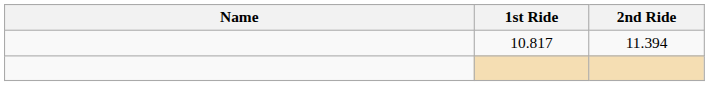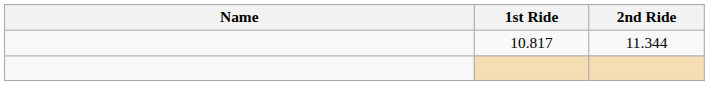(647, 43) 11.394 -> (647, 43) 11.344
